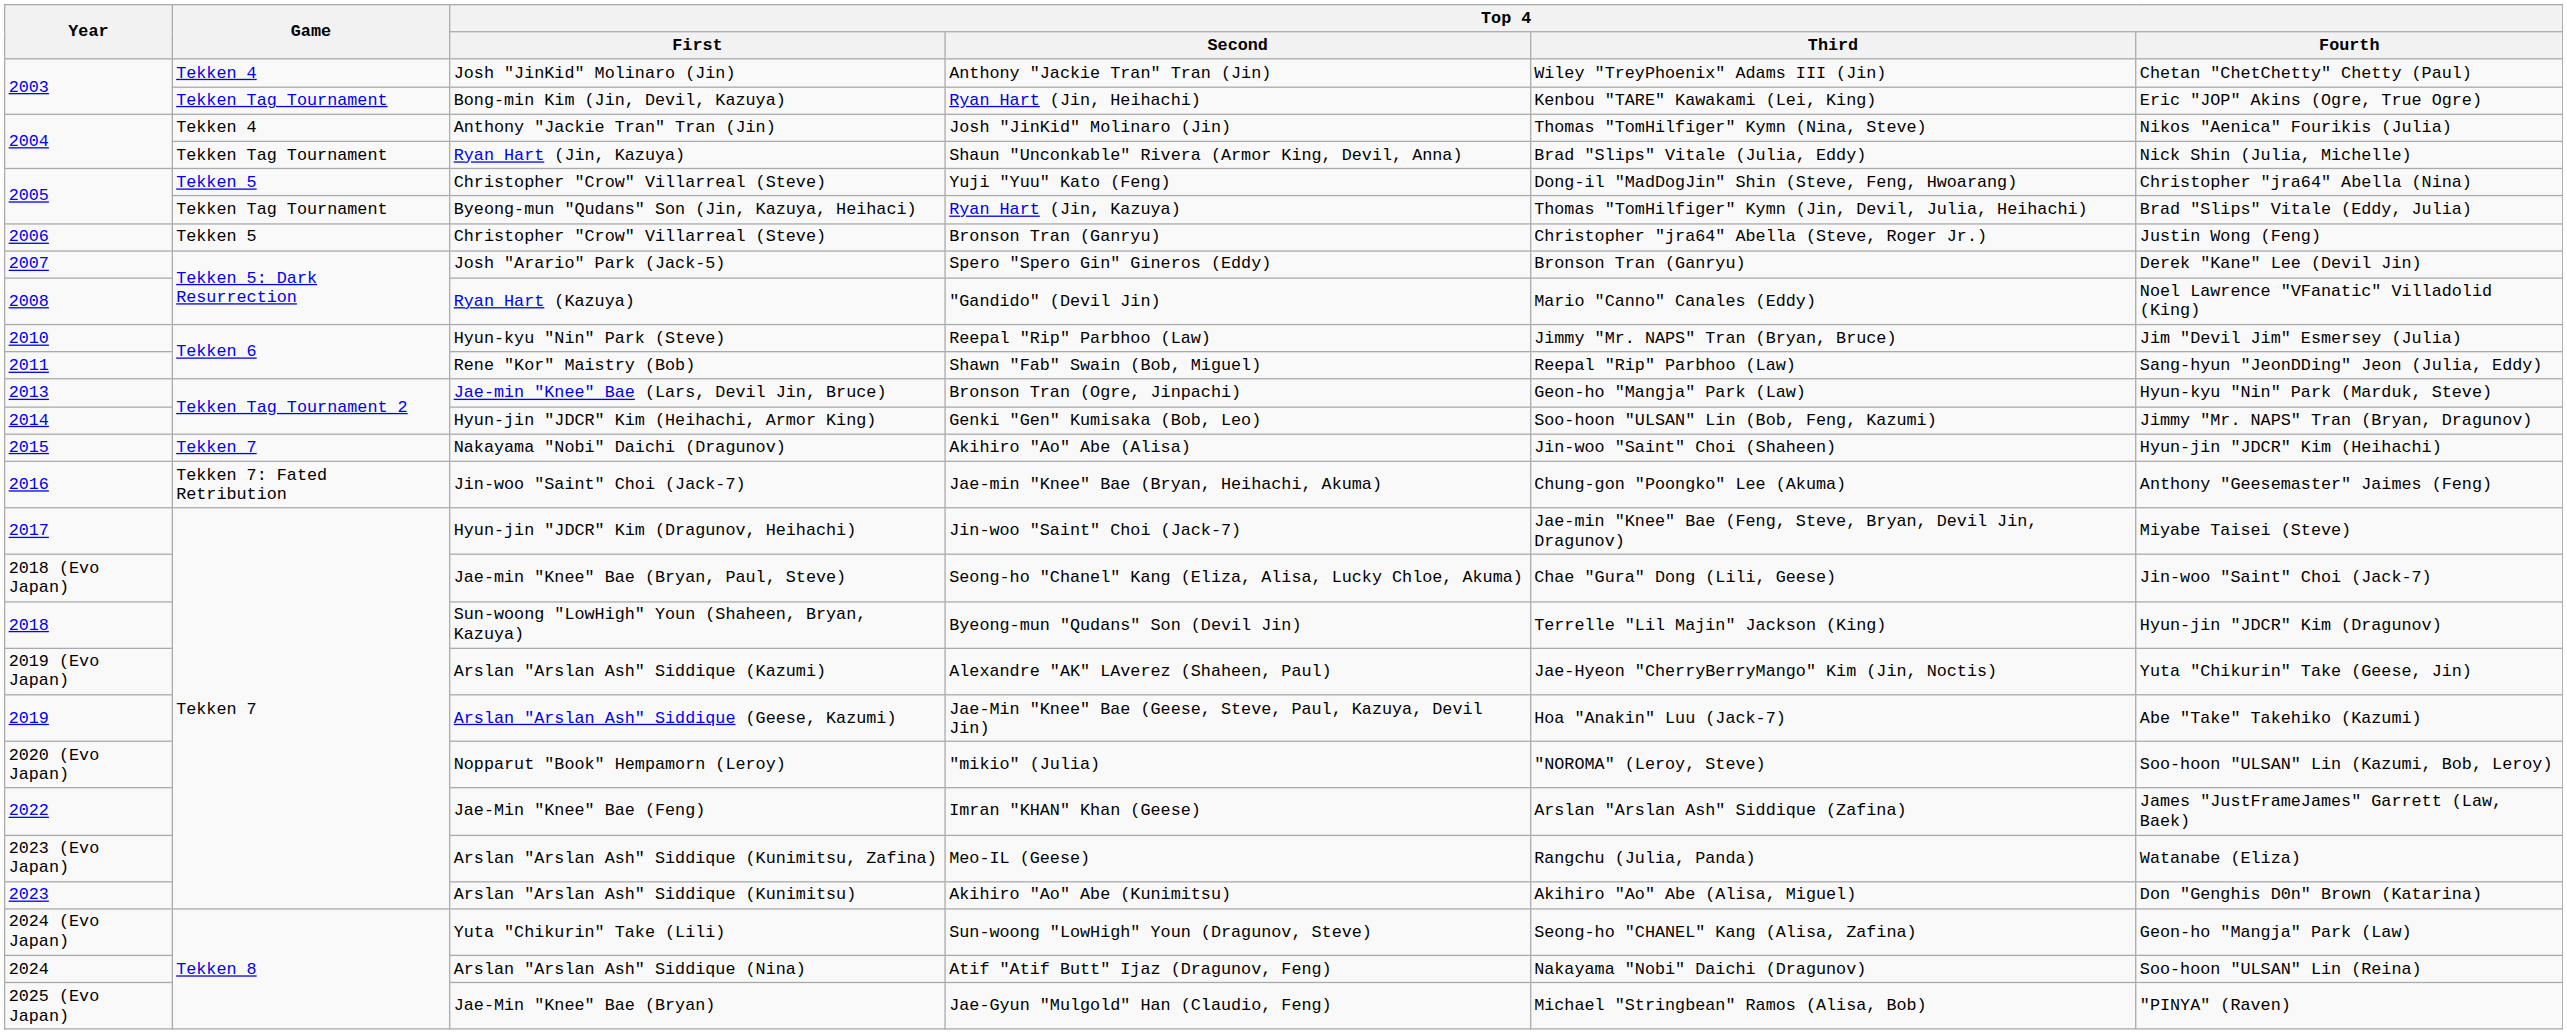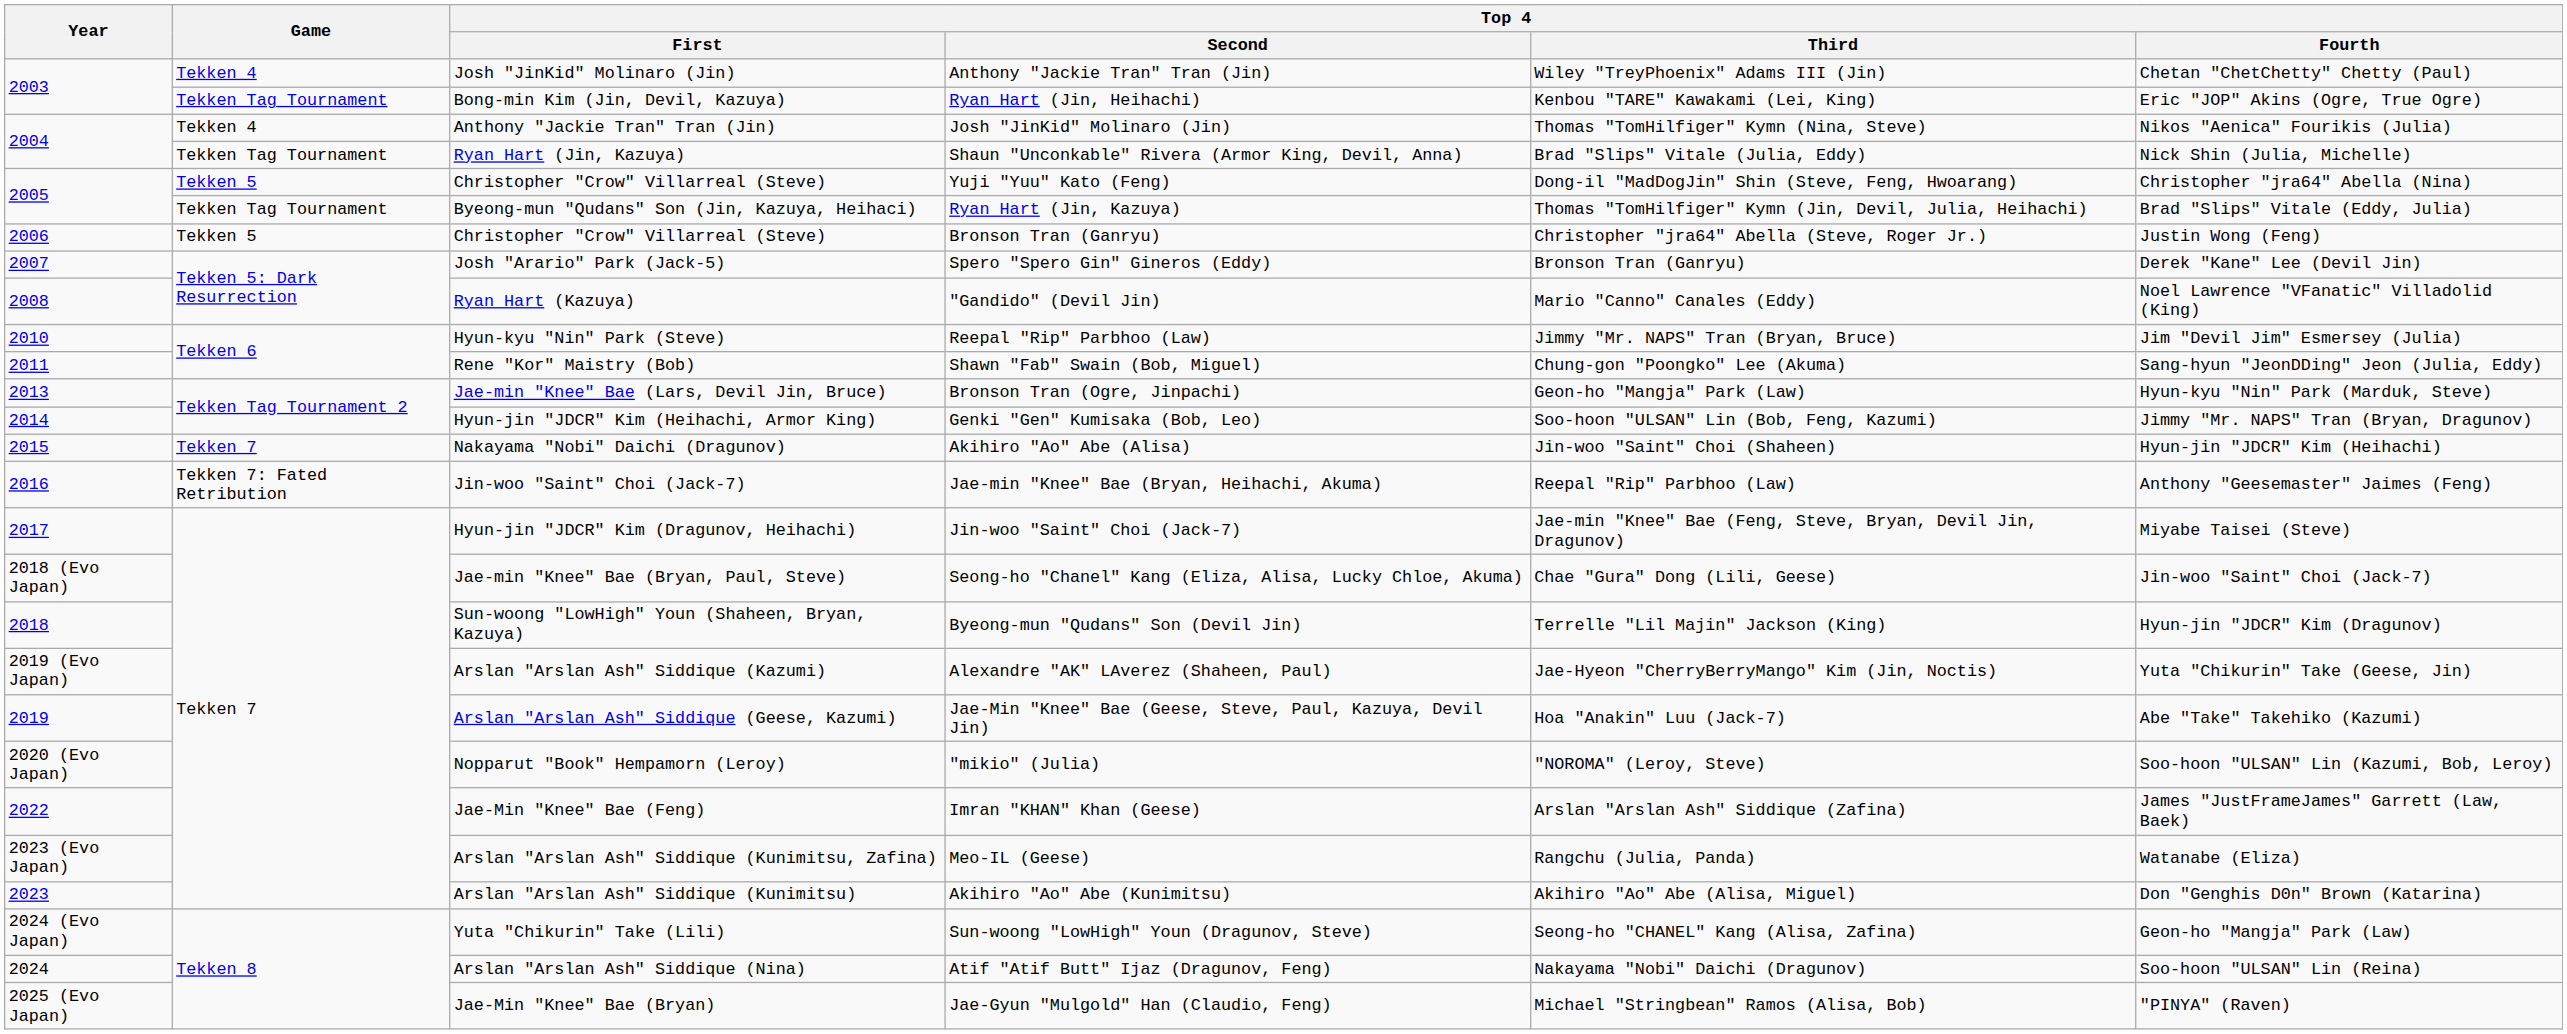(1665, 366) Reepal "Rip" Parbhoo (Law) -> (1690, 366) Chung-gon "Poongko" Lee (Akuma)
(1690, 485) Chung-gon "Poongko" Lee (Akuma) -> (1665, 485) Reepal "Rip" Parbhoo (Law)
